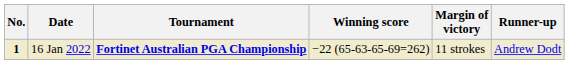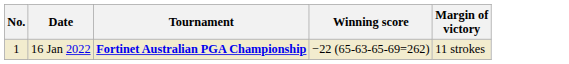- column: (528, 22)
(16, 49) bold -> (16, 49) normal
